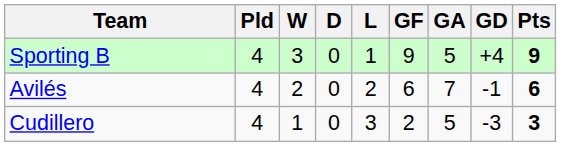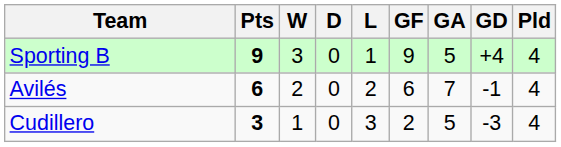columns swapped: (257, 21) <-> (534, 21)
